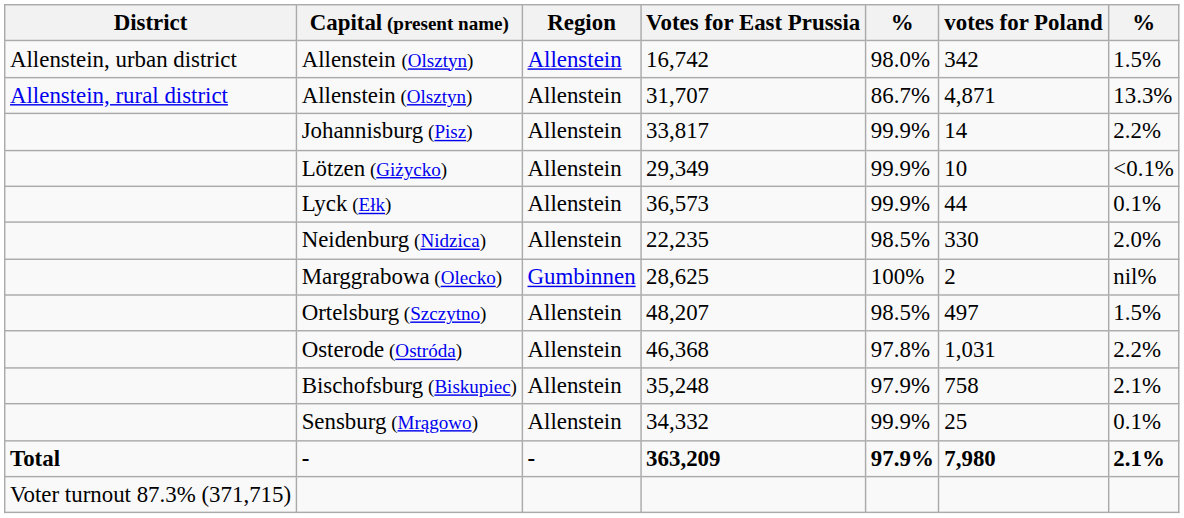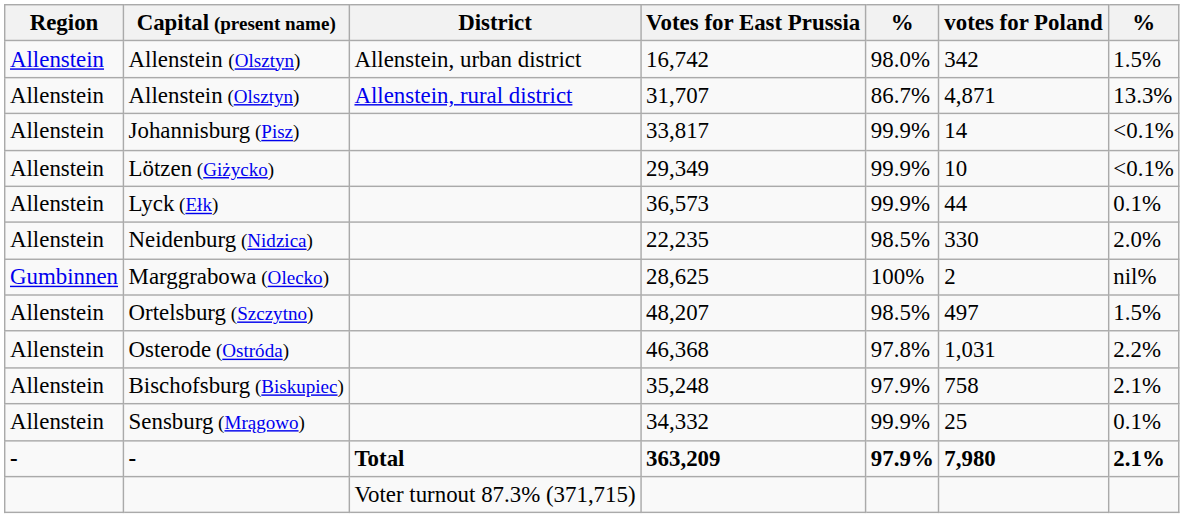columns swapped: (151, 22) <-> (582, 22)
(1137, 131) 2.2% -> (1144, 131) <0.1%
